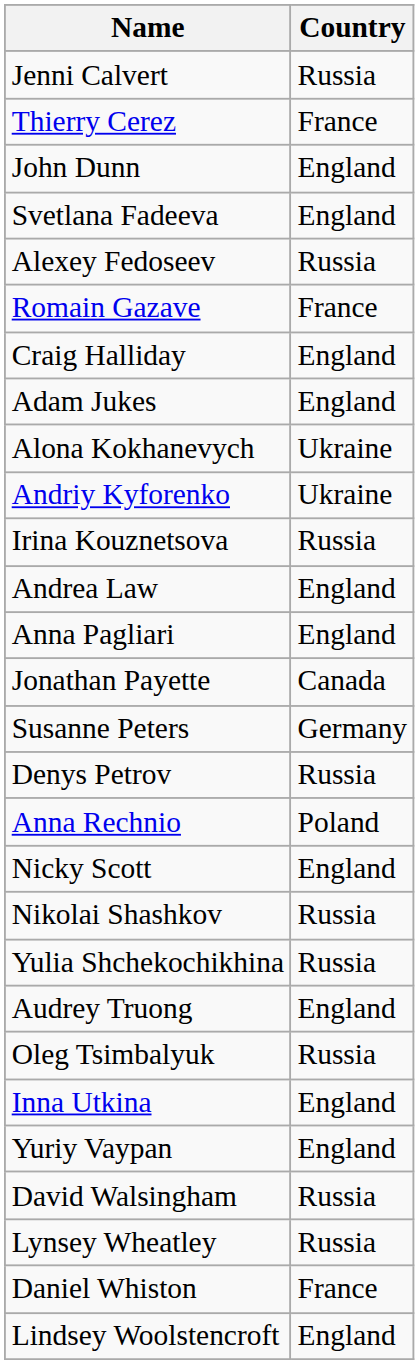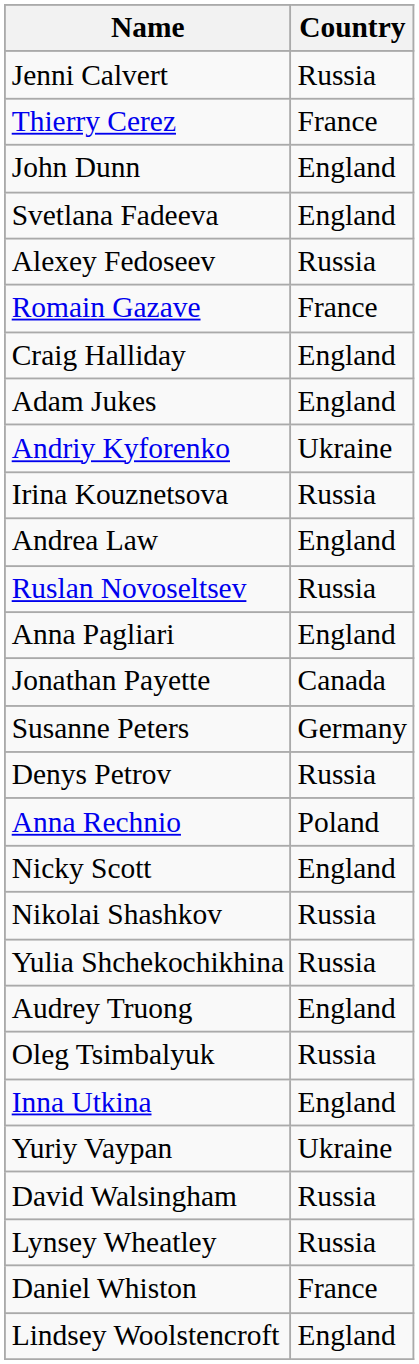- row: (133, 448)
+ row: (129, 588)
(347, 1148) England -> (345, 1148) Ukraine
